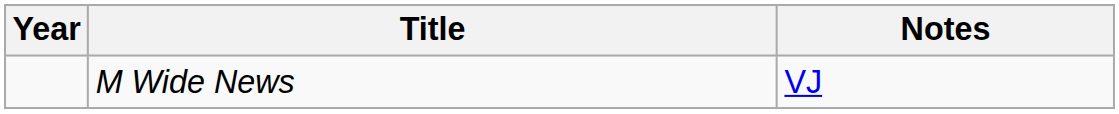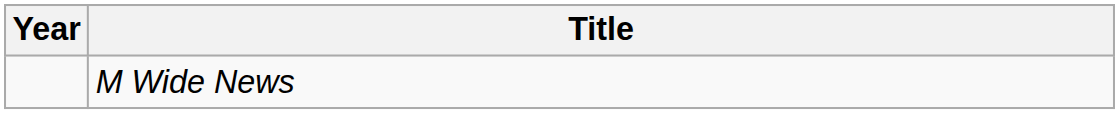- column: (945, 30)
